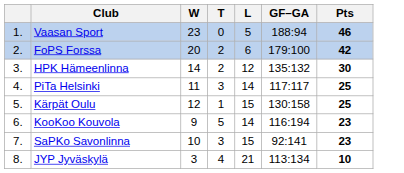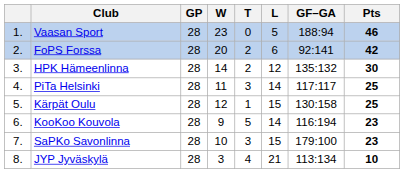+ column: (194, 13)
(289, 50) 179:100 -> (316, 50) 92:141
(289, 141) 92:141 -> (316, 141) 179:100
